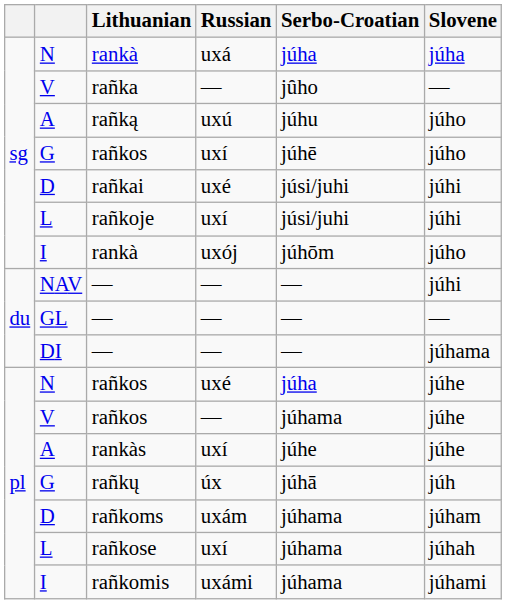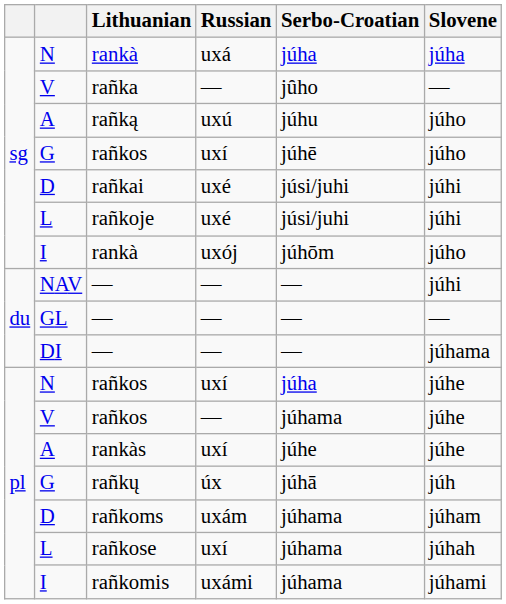(214, 218) uxí -> (216, 218) uxé
(216, 383) uxé -> (214, 383) uxí
